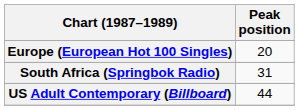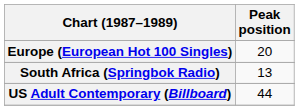(265, 72) 31 -> (265, 72) 13
